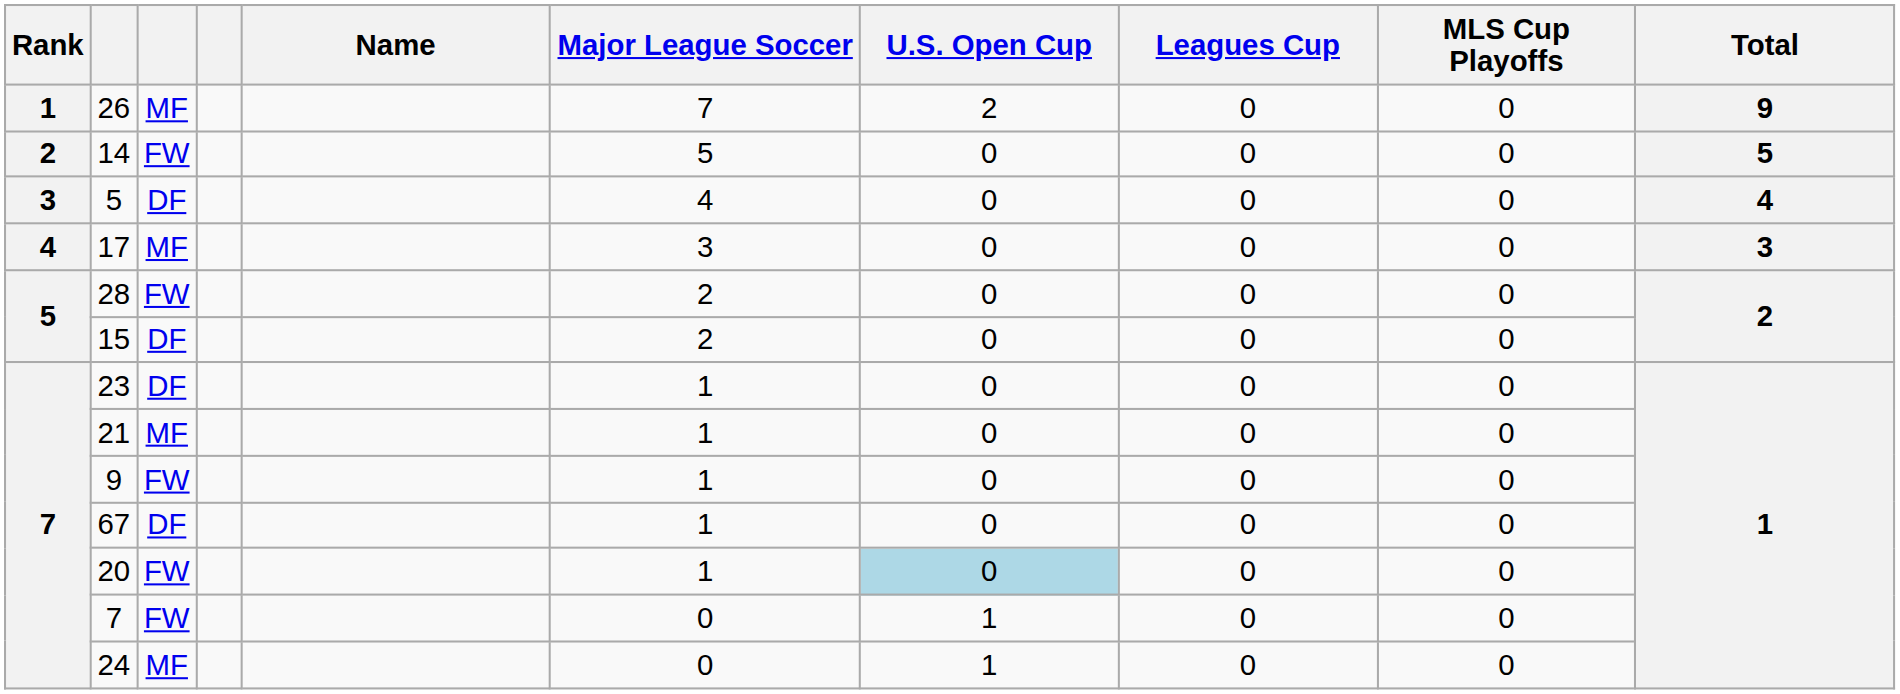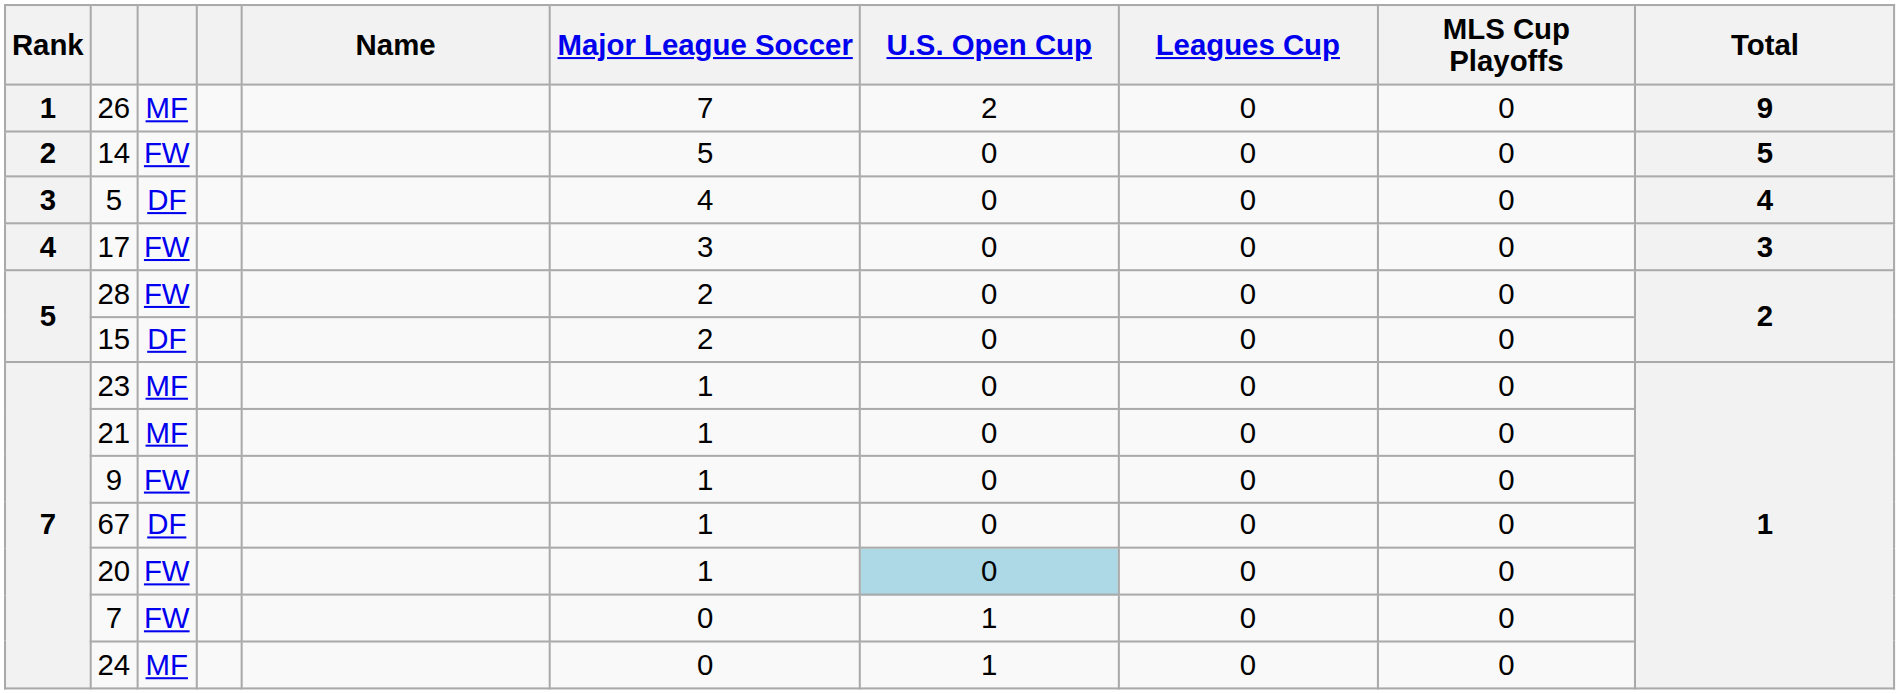(167, 247) MF -> (167, 247) FW
(167, 386) DF -> (167, 386) MF
